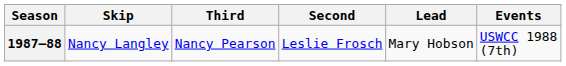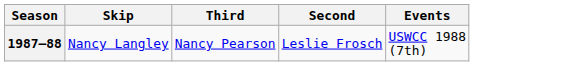- column: (431, 15)
